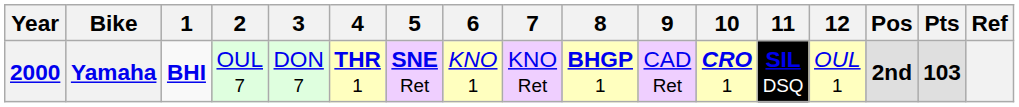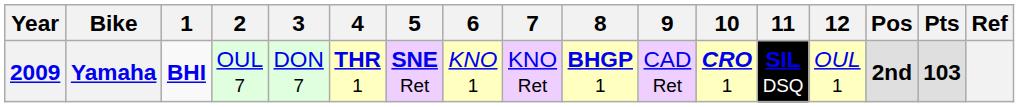(35, 71) 2000 -> (35, 71) 2009
